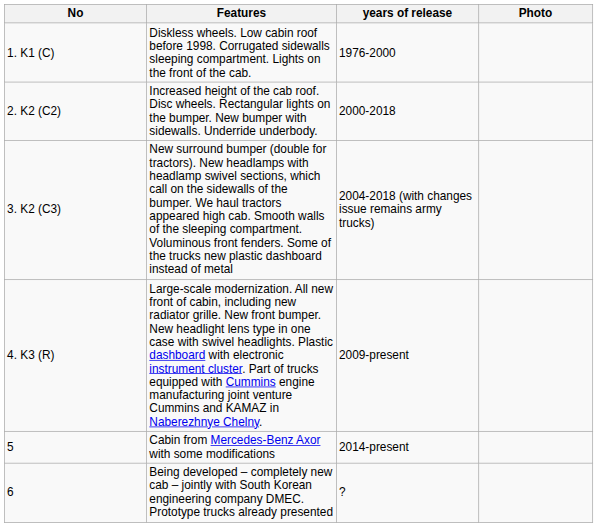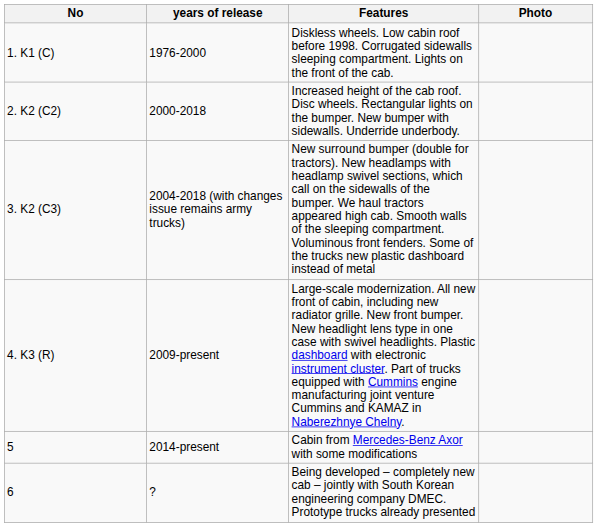columns swapped: (407, 13) <-> (241, 13)
